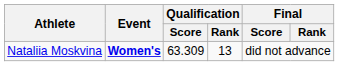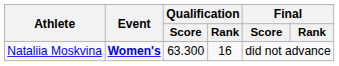(186, 52) 63.309 -> (186, 52) 63.300
(225, 52) 13 -> (225, 52) 16
